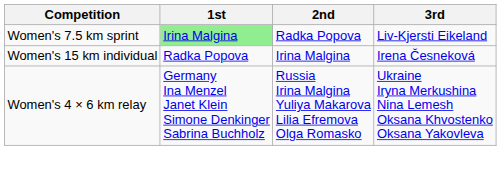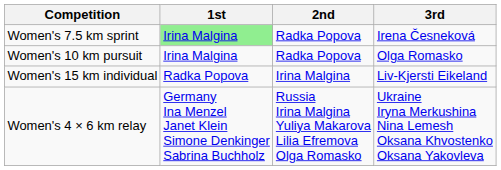(432, 35) Liv-Kjersti Eikeland -> (426, 35) Irena Česneková
+ row: (75, 55)
(426, 55) Irena Česneková -> (432, 76) Liv-Kjersti Eikeland
